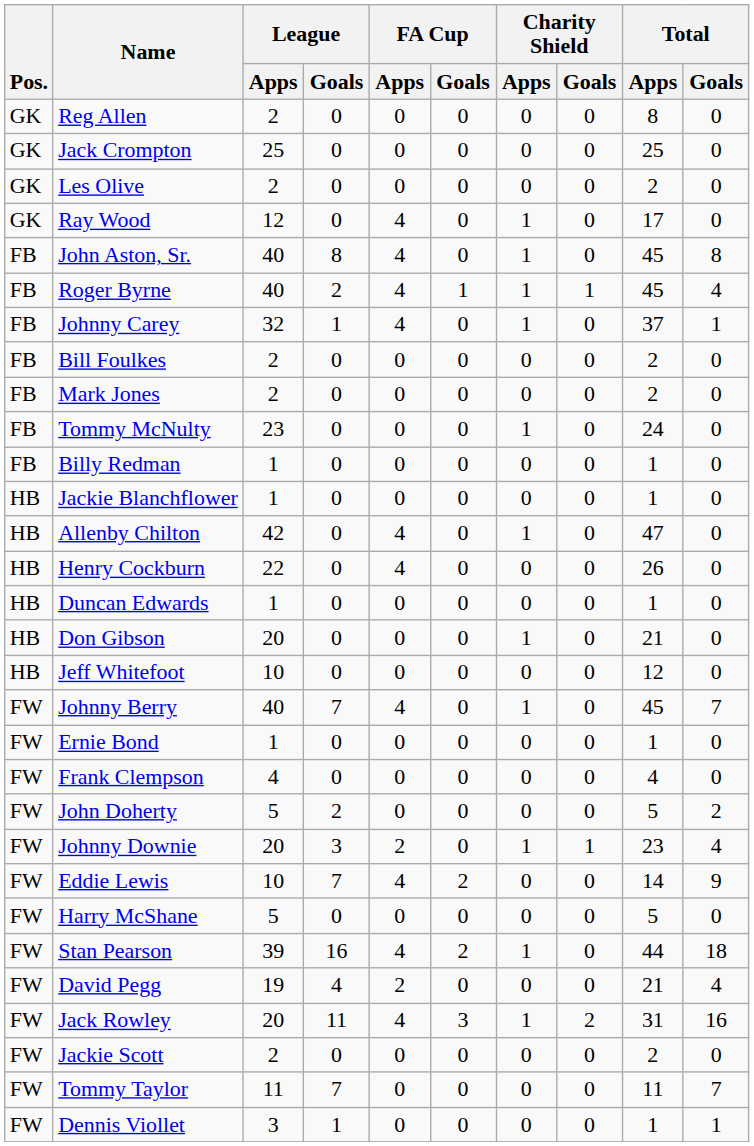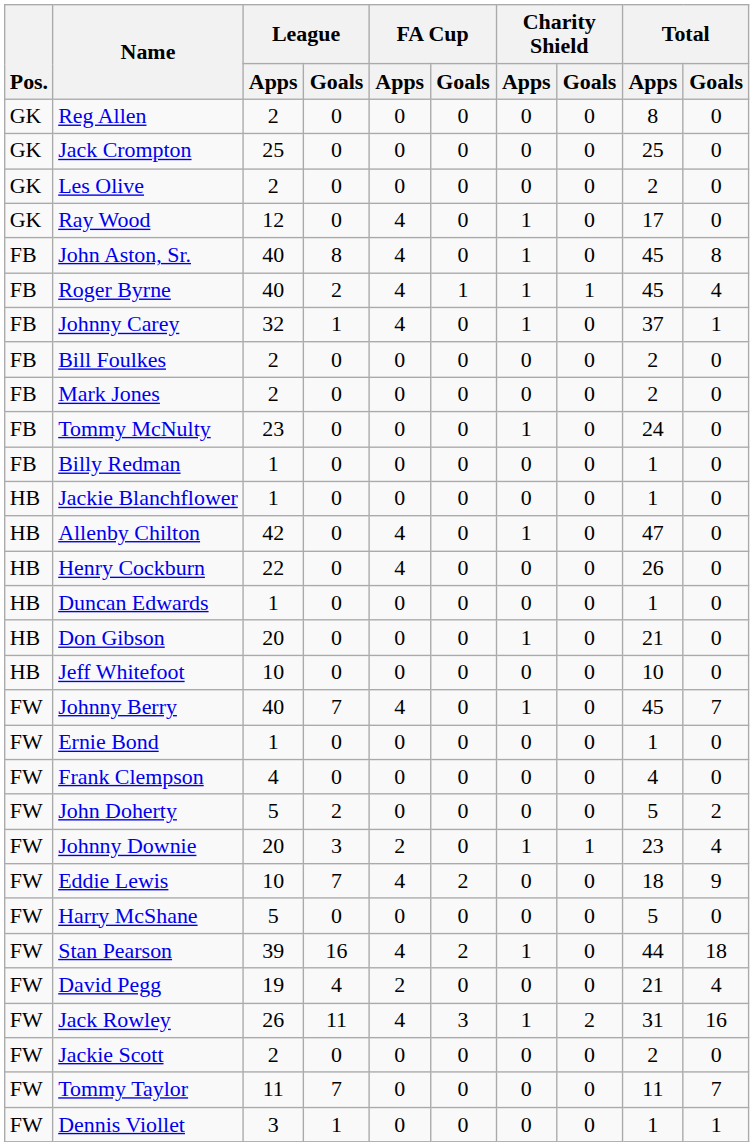(653, 672) 12 -> (653, 672) 10
(653, 880) 14 -> (653, 880) 18
(273, 1019) 20 -> (273, 1019) 26
